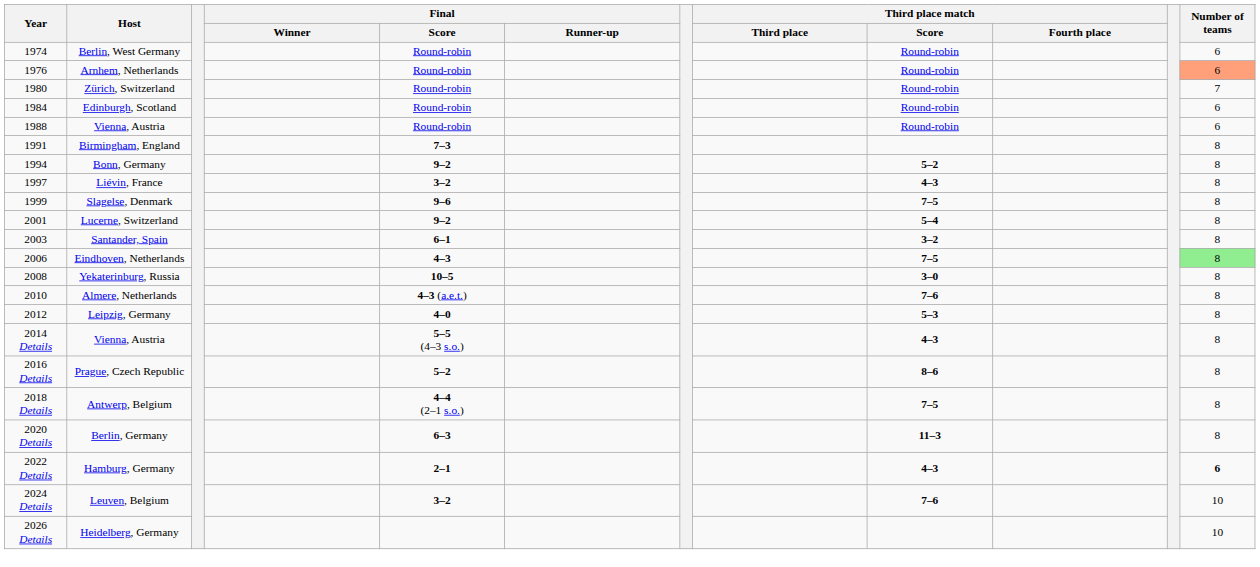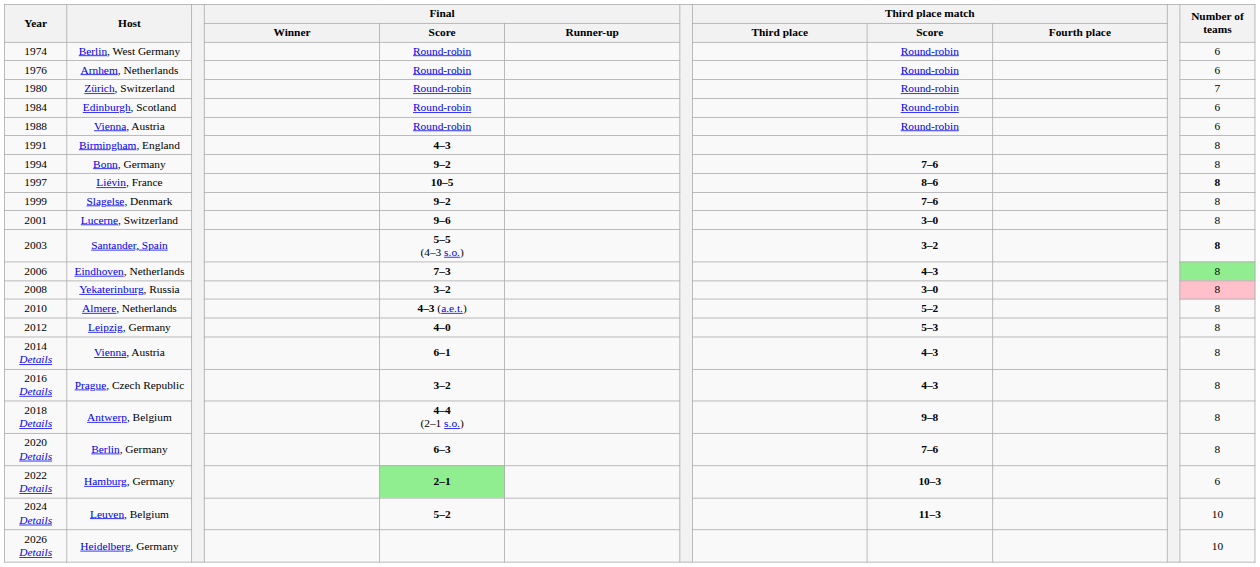(1217, 70) lightsalmon background -> (1217, 70) no background
(442, 145) 7–3 -> (442, 145) 4–3
(930, 164) 5–2 -> (930, 164) 7–6
(442, 183) 3–2 -> (442, 183) 10–5
(930, 183) 4–3 -> (930, 183) 8–6
(1217, 183) normal -> (1217, 183) bold
(442, 201) 9–6 -> (442, 201) 9–2
(930, 201) 7–5 -> (930, 201) 7–6
(442, 220) 9–2 -> (442, 220) 9–6
(930, 220) 5–4 -> (930, 220) 3–0
(442, 239) 6–1 -> (442, 246) 5–5 (4–3 s.o.)
(1217, 239) normal -> (1217, 246) bold
(442, 258) 4–3 -> (442, 271) 7–3
(930, 258) 7–5 -> (930, 271) 4–3
(442, 276) 10–5 -> (442, 290) 3–2
(1217, 276) no background -> (1217, 290) pink background
(930, 295) 7–6 -> (930, 309) 5–2
(442, 339) 5–5 (4–3 s.o.) -> (442, 353) 6–1
(442, 372) 5–2 -> (442, 385) 3–2
(930, 372) 8–6 -> (930, 385) 4–3
(930, 404) 7–5 -> (930, 417) 9–8
(930, 436) 11–3 -> (930, 449) 7–6
(442, 468) no background -> (442, 482) lightgreen background
(930, 468) 4–3 -> (930, 482) 10–3
(1217, 468) bold -> (1217, 482) normal
(442, 500) 3–2 -> (442, 514) 5–2
(930, 500) 7–6 -> (930, 514) 11–3
